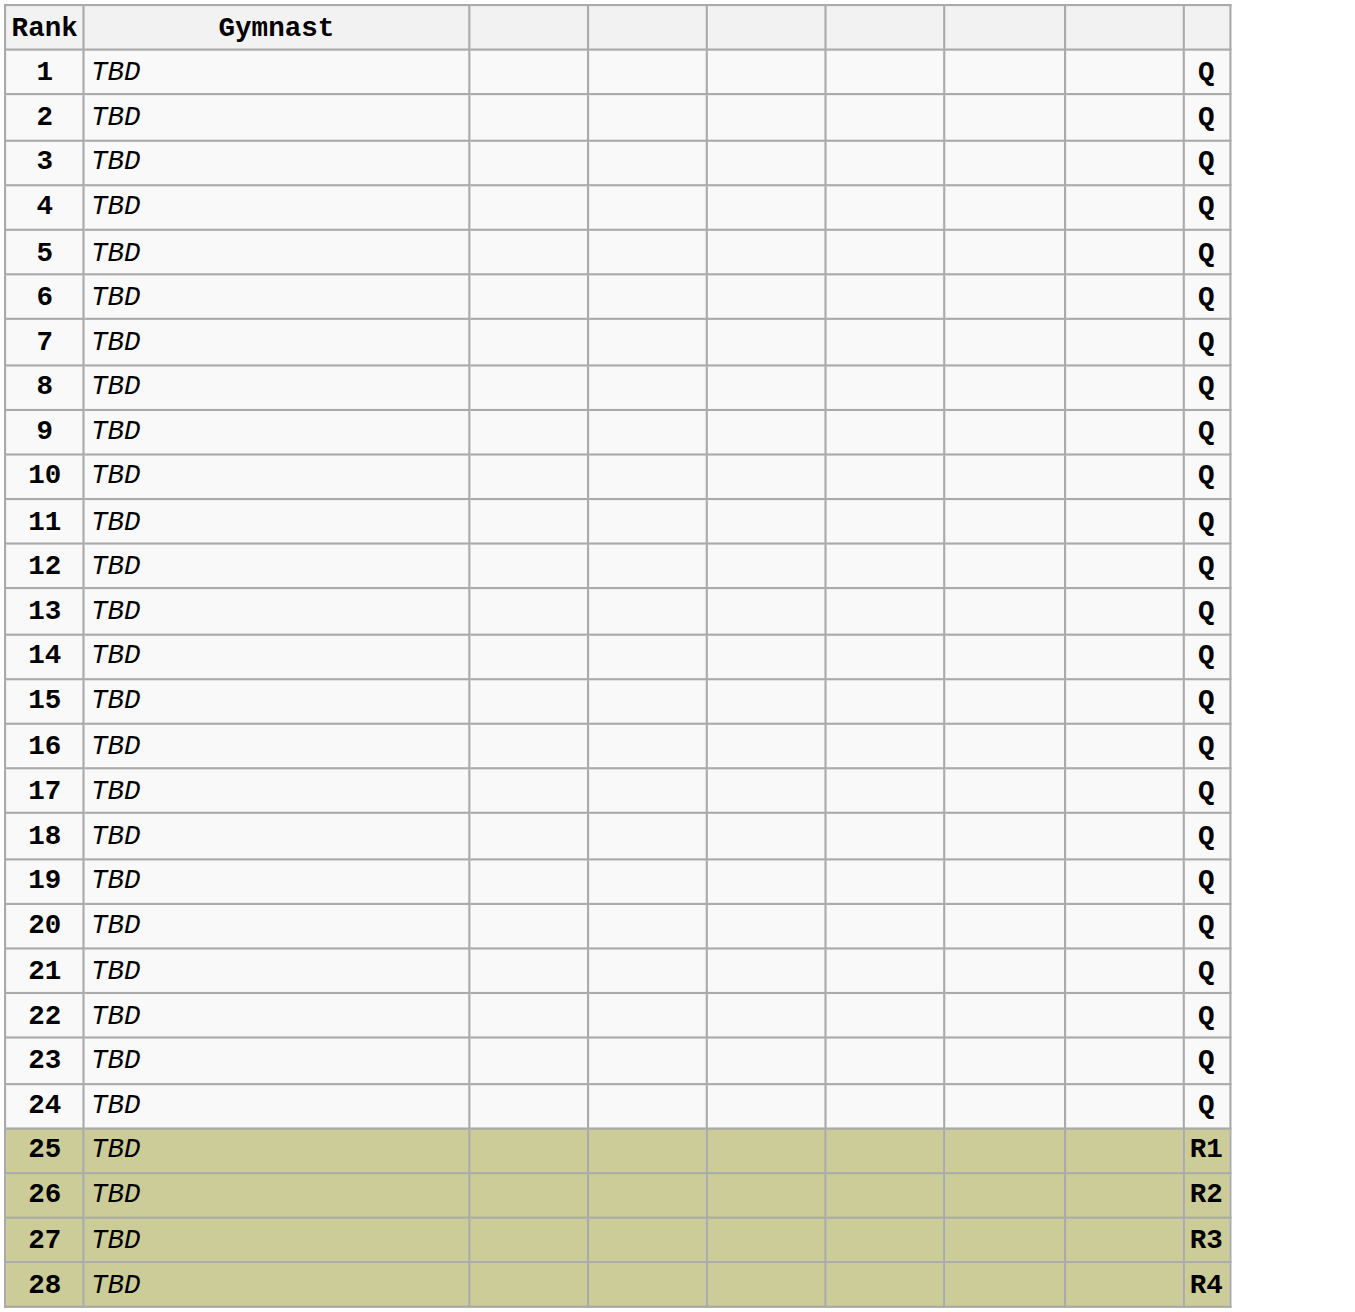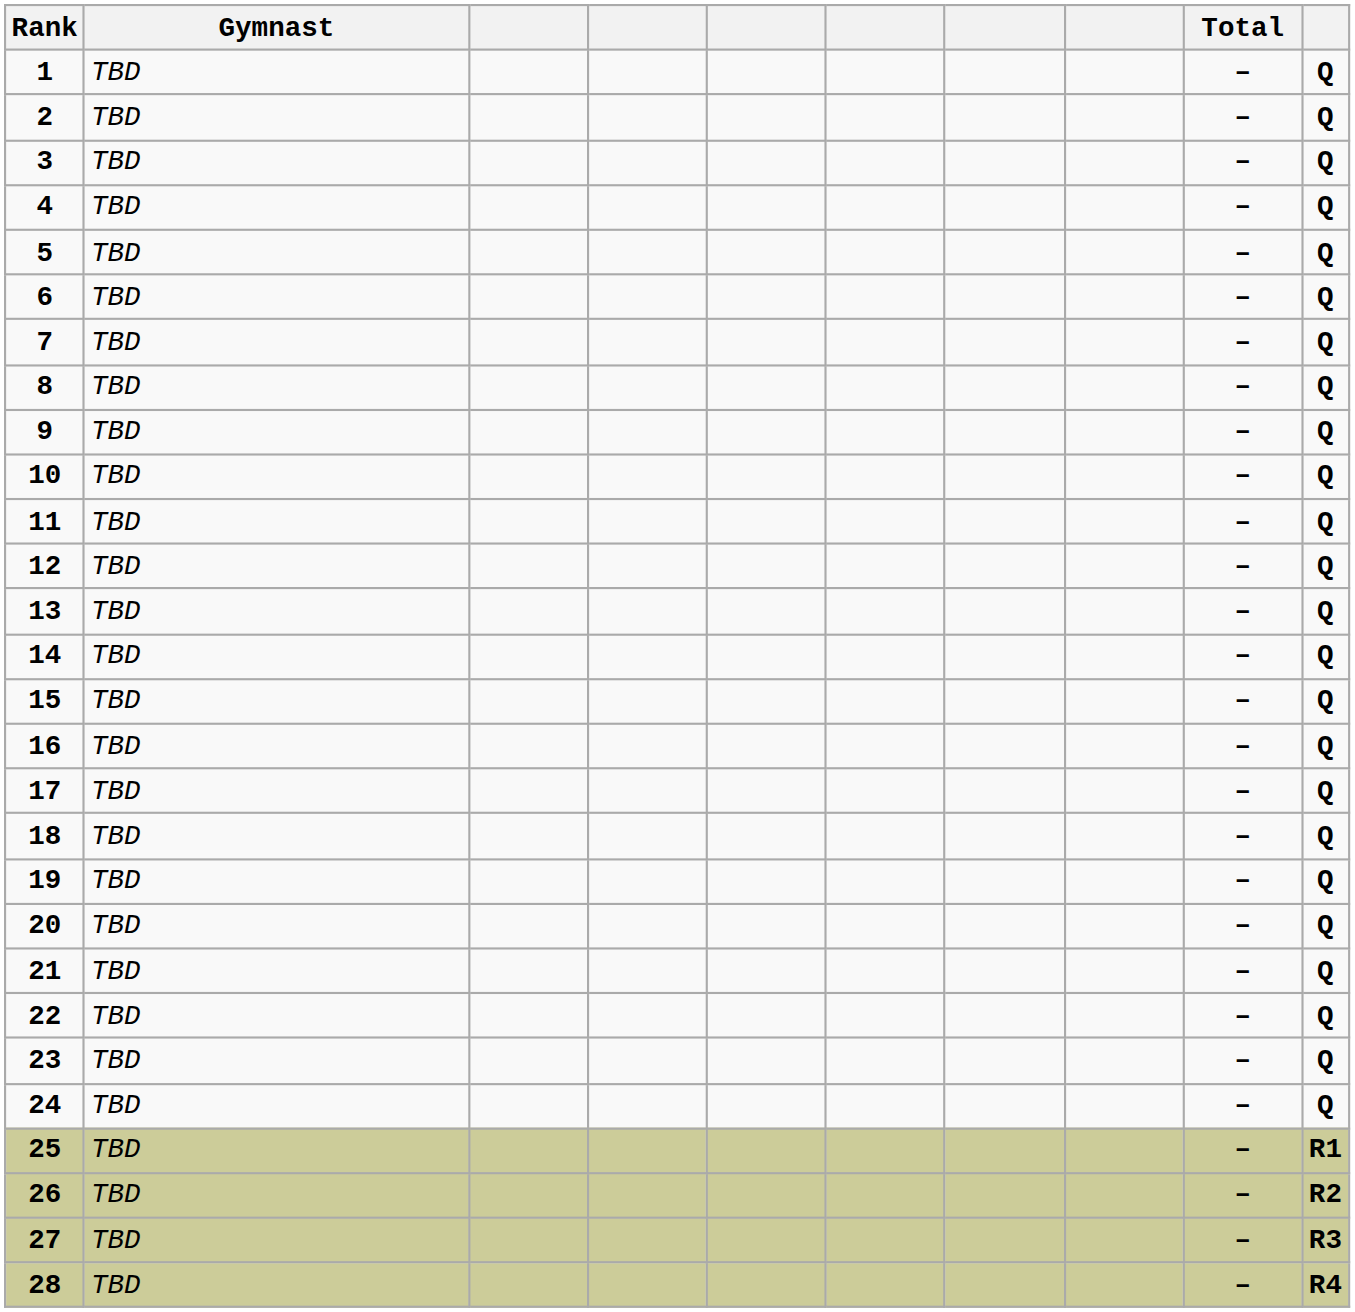+ column: (1243, 28)
